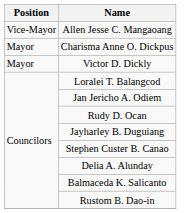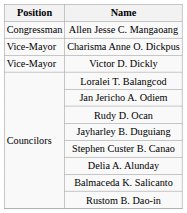(31, 30) Vice-Mayor -> (35, 30) Congressman
(20, 47) Mayor -> (31, 47) Vice-Mayor
(20, 64) Mayor -> (31, 64) Vice-Mayor
